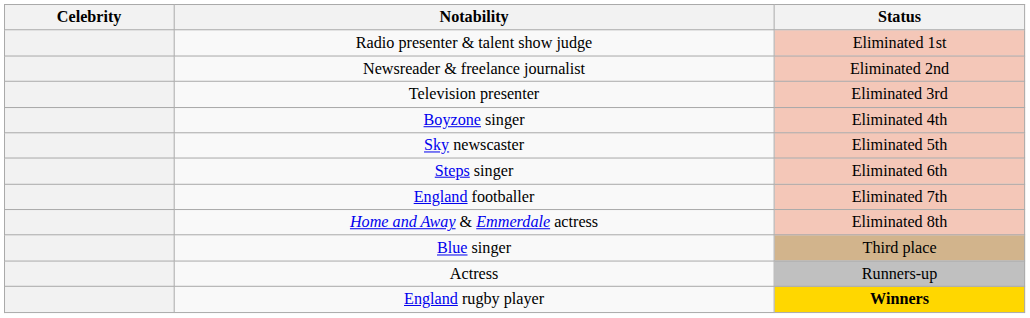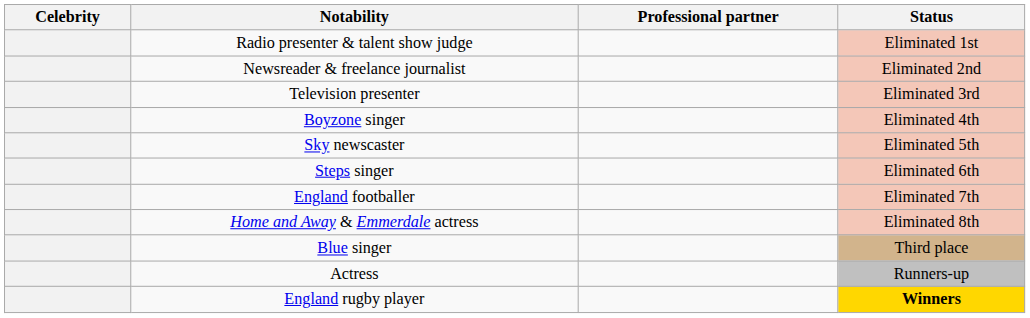+ column: (708, 17)
